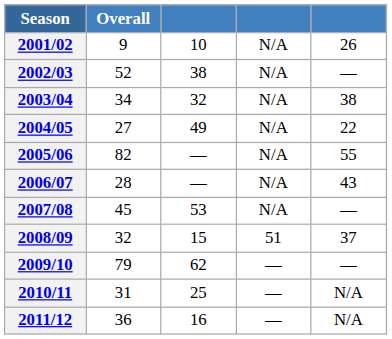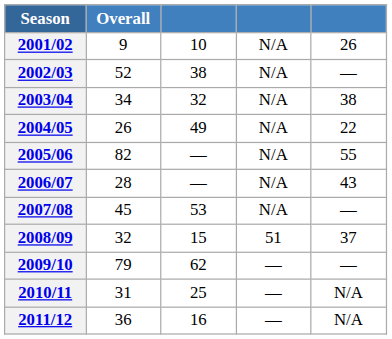(123, 127) 27 -> (123, 127) 26
